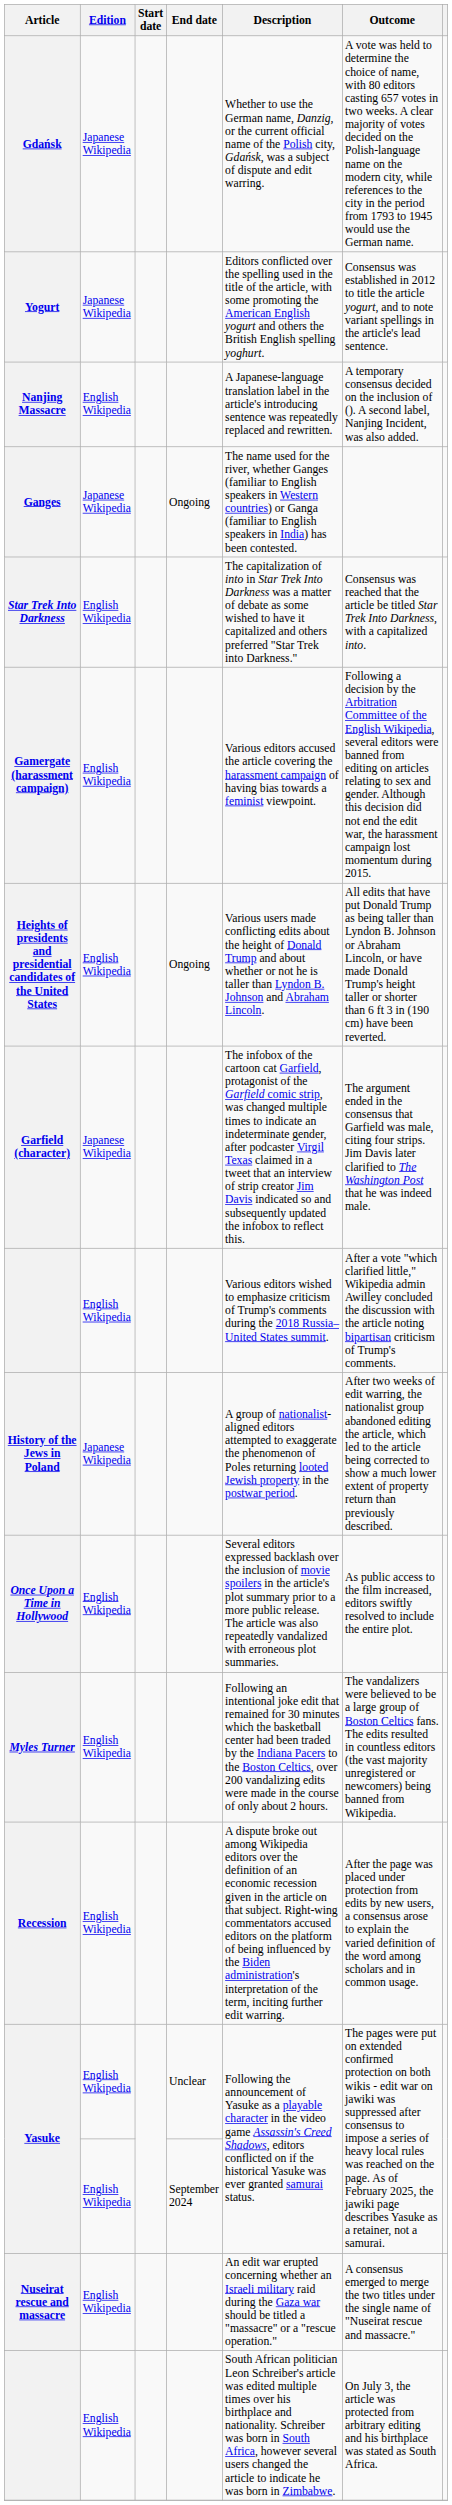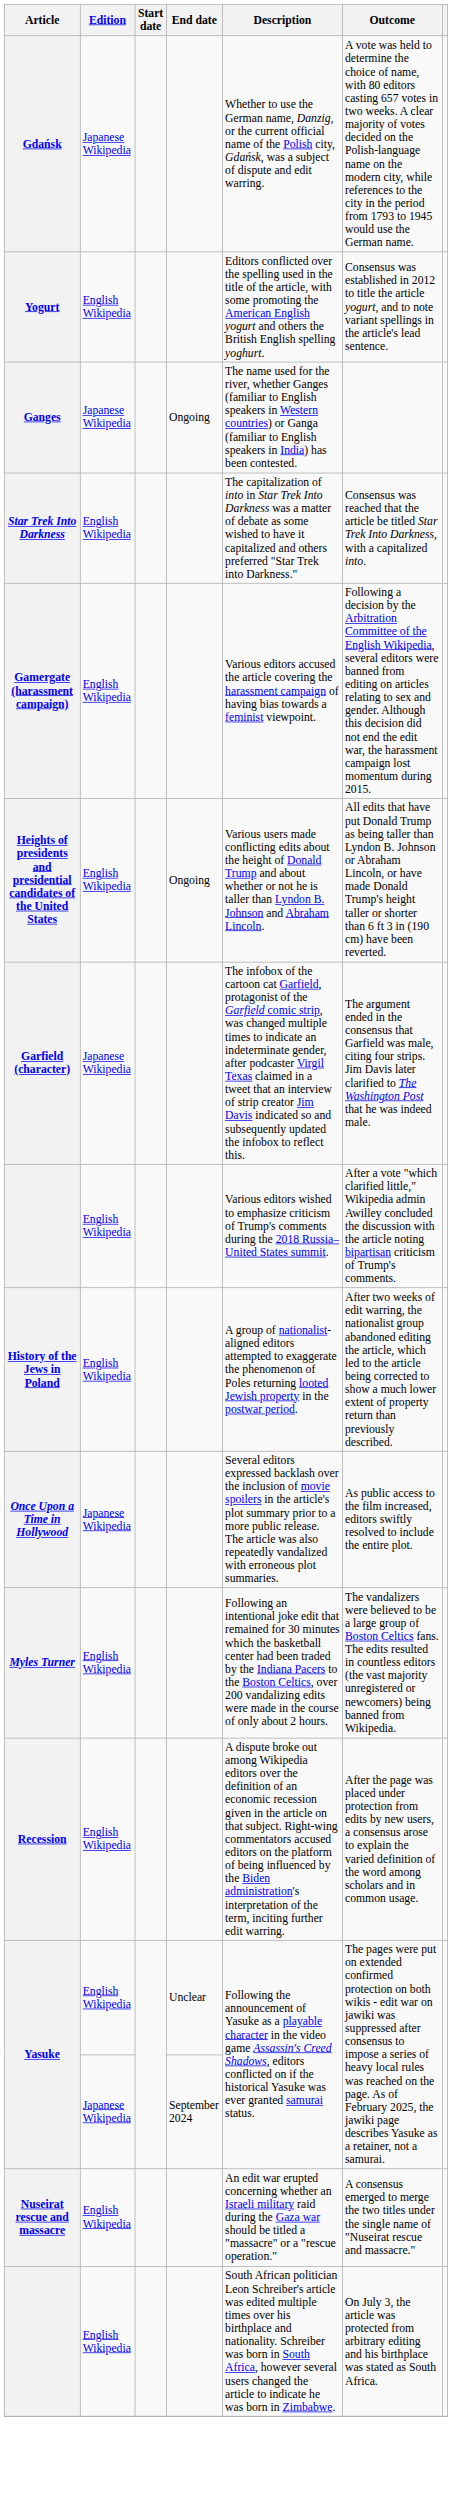(107, 307) Japanese Wikipedia -> (107, 307) English Wikipedia
- row: (42, 404)
(107, 1453) Japanese Wikipedia -> (107, 1369) English Wikipedia
(107, 1603) English Wikipedia -> (107, 1519) Japanese Wikipedia
(107, 2196) English Wikipedia -> (107, 2111) Japanese Wikipedia
